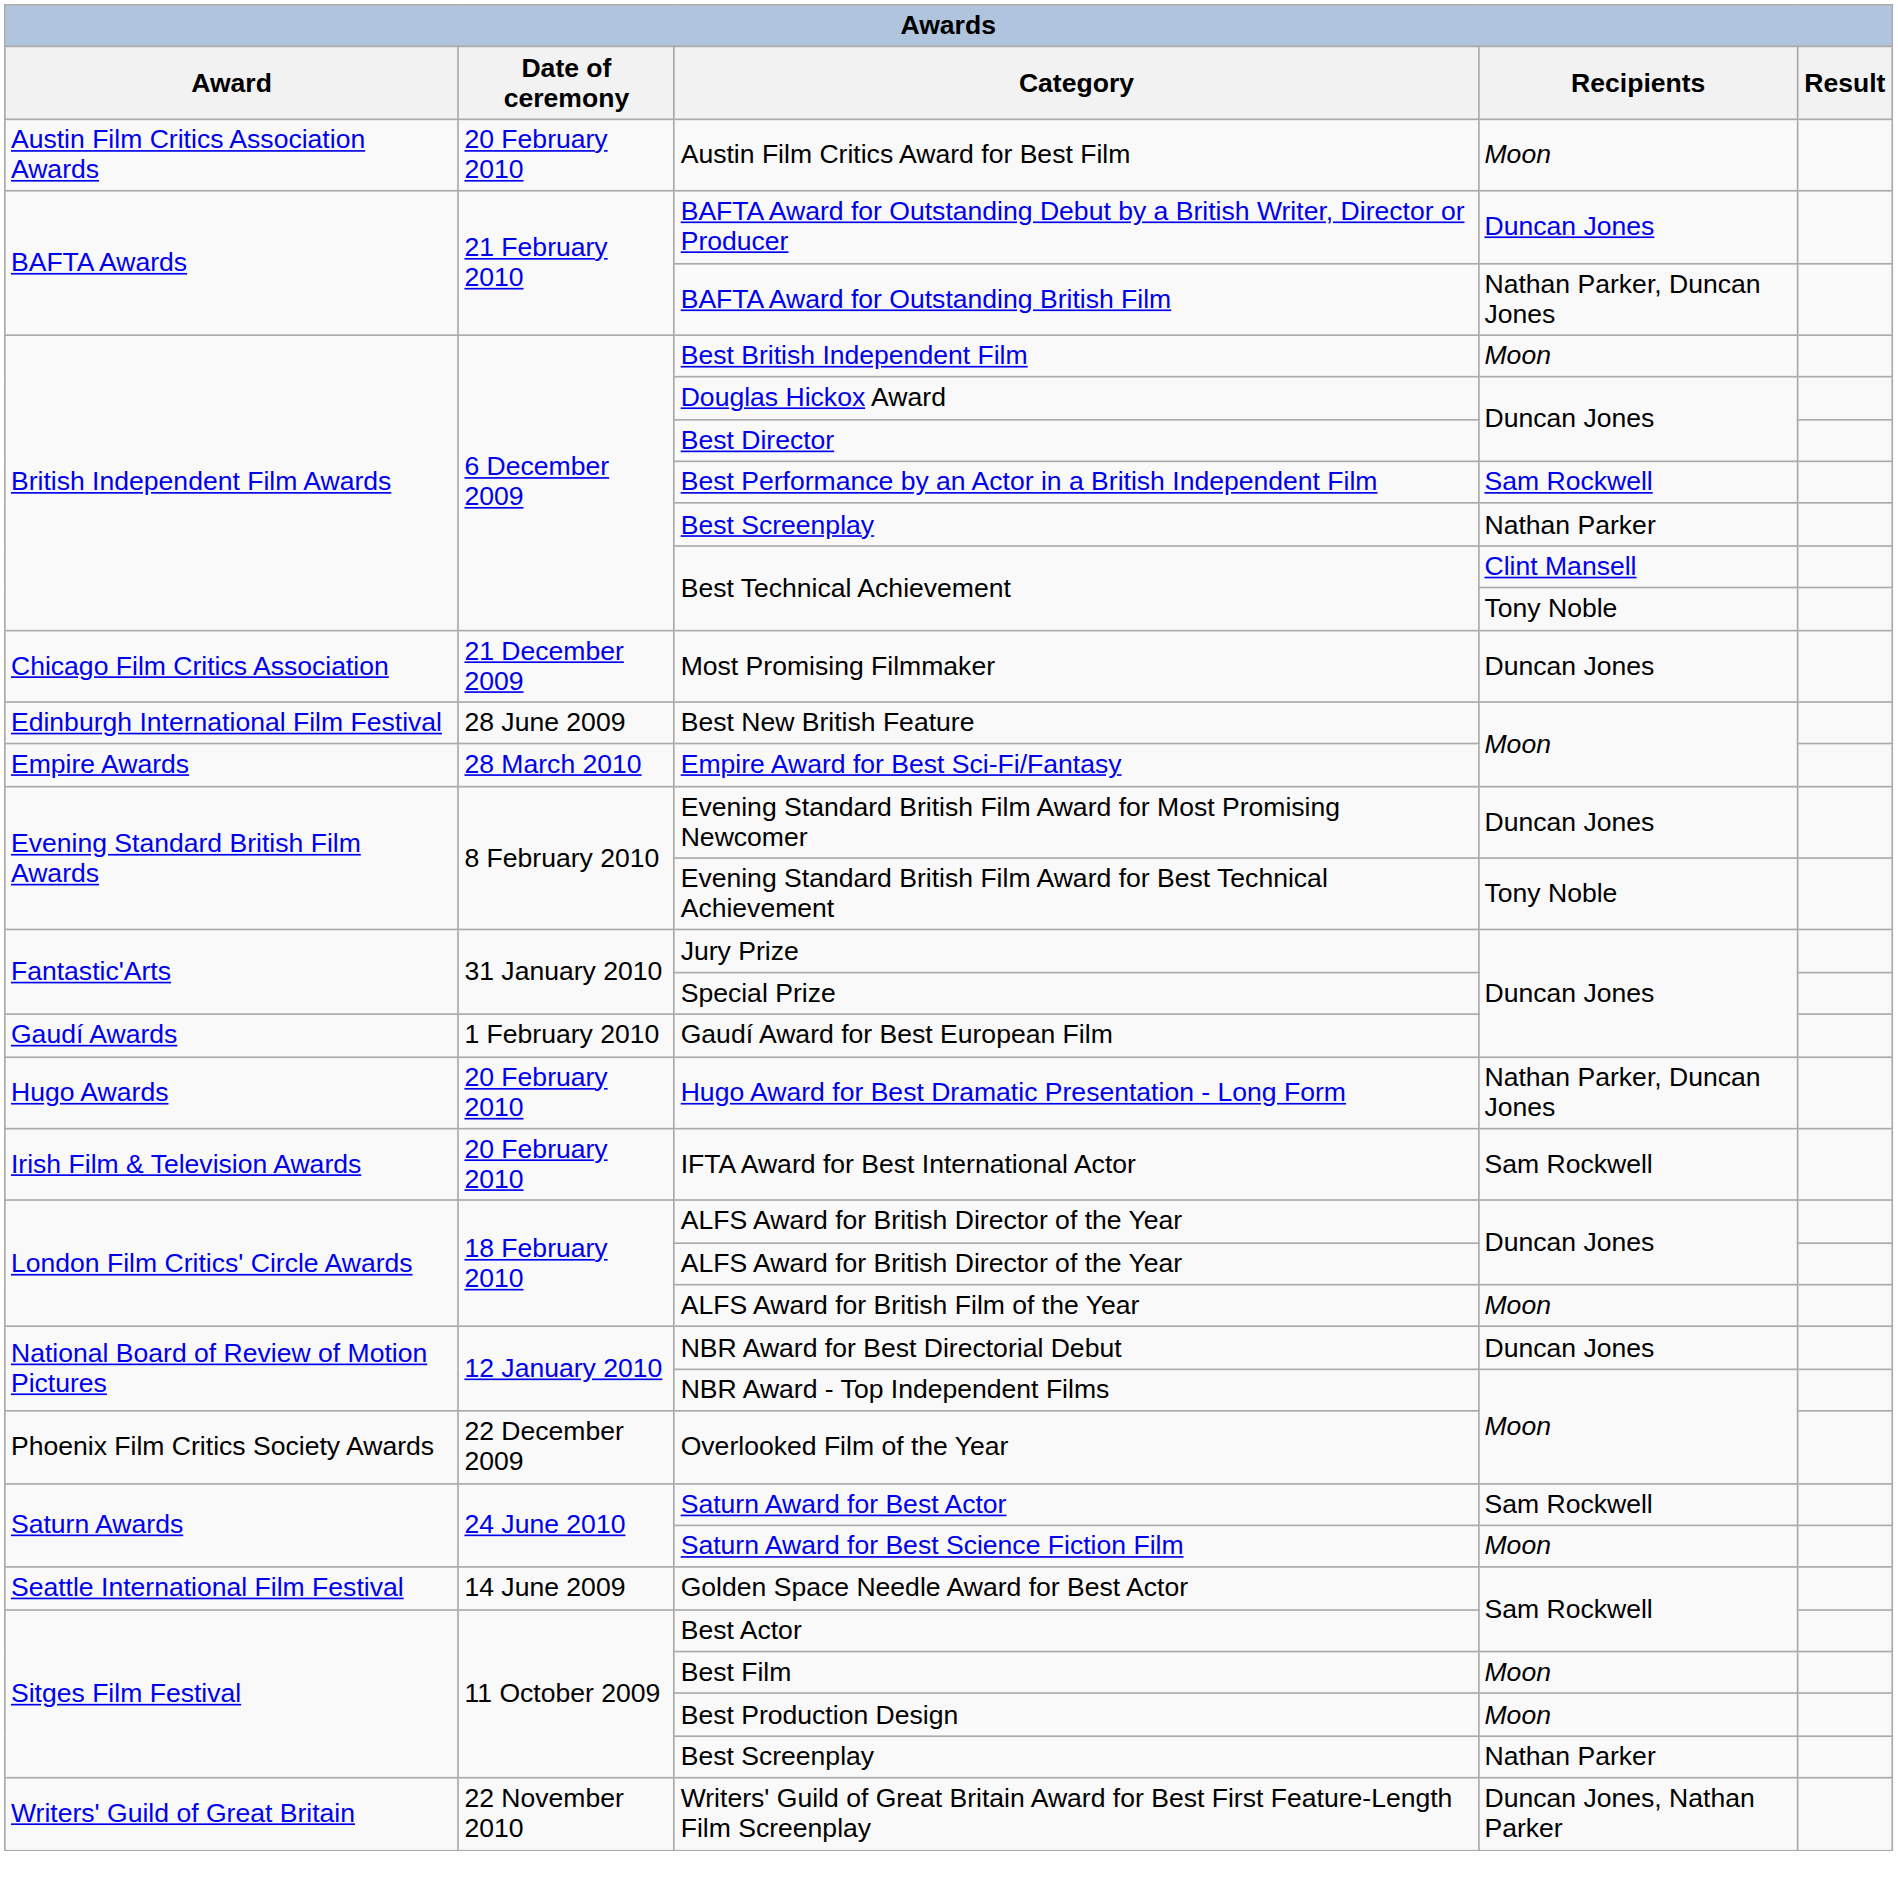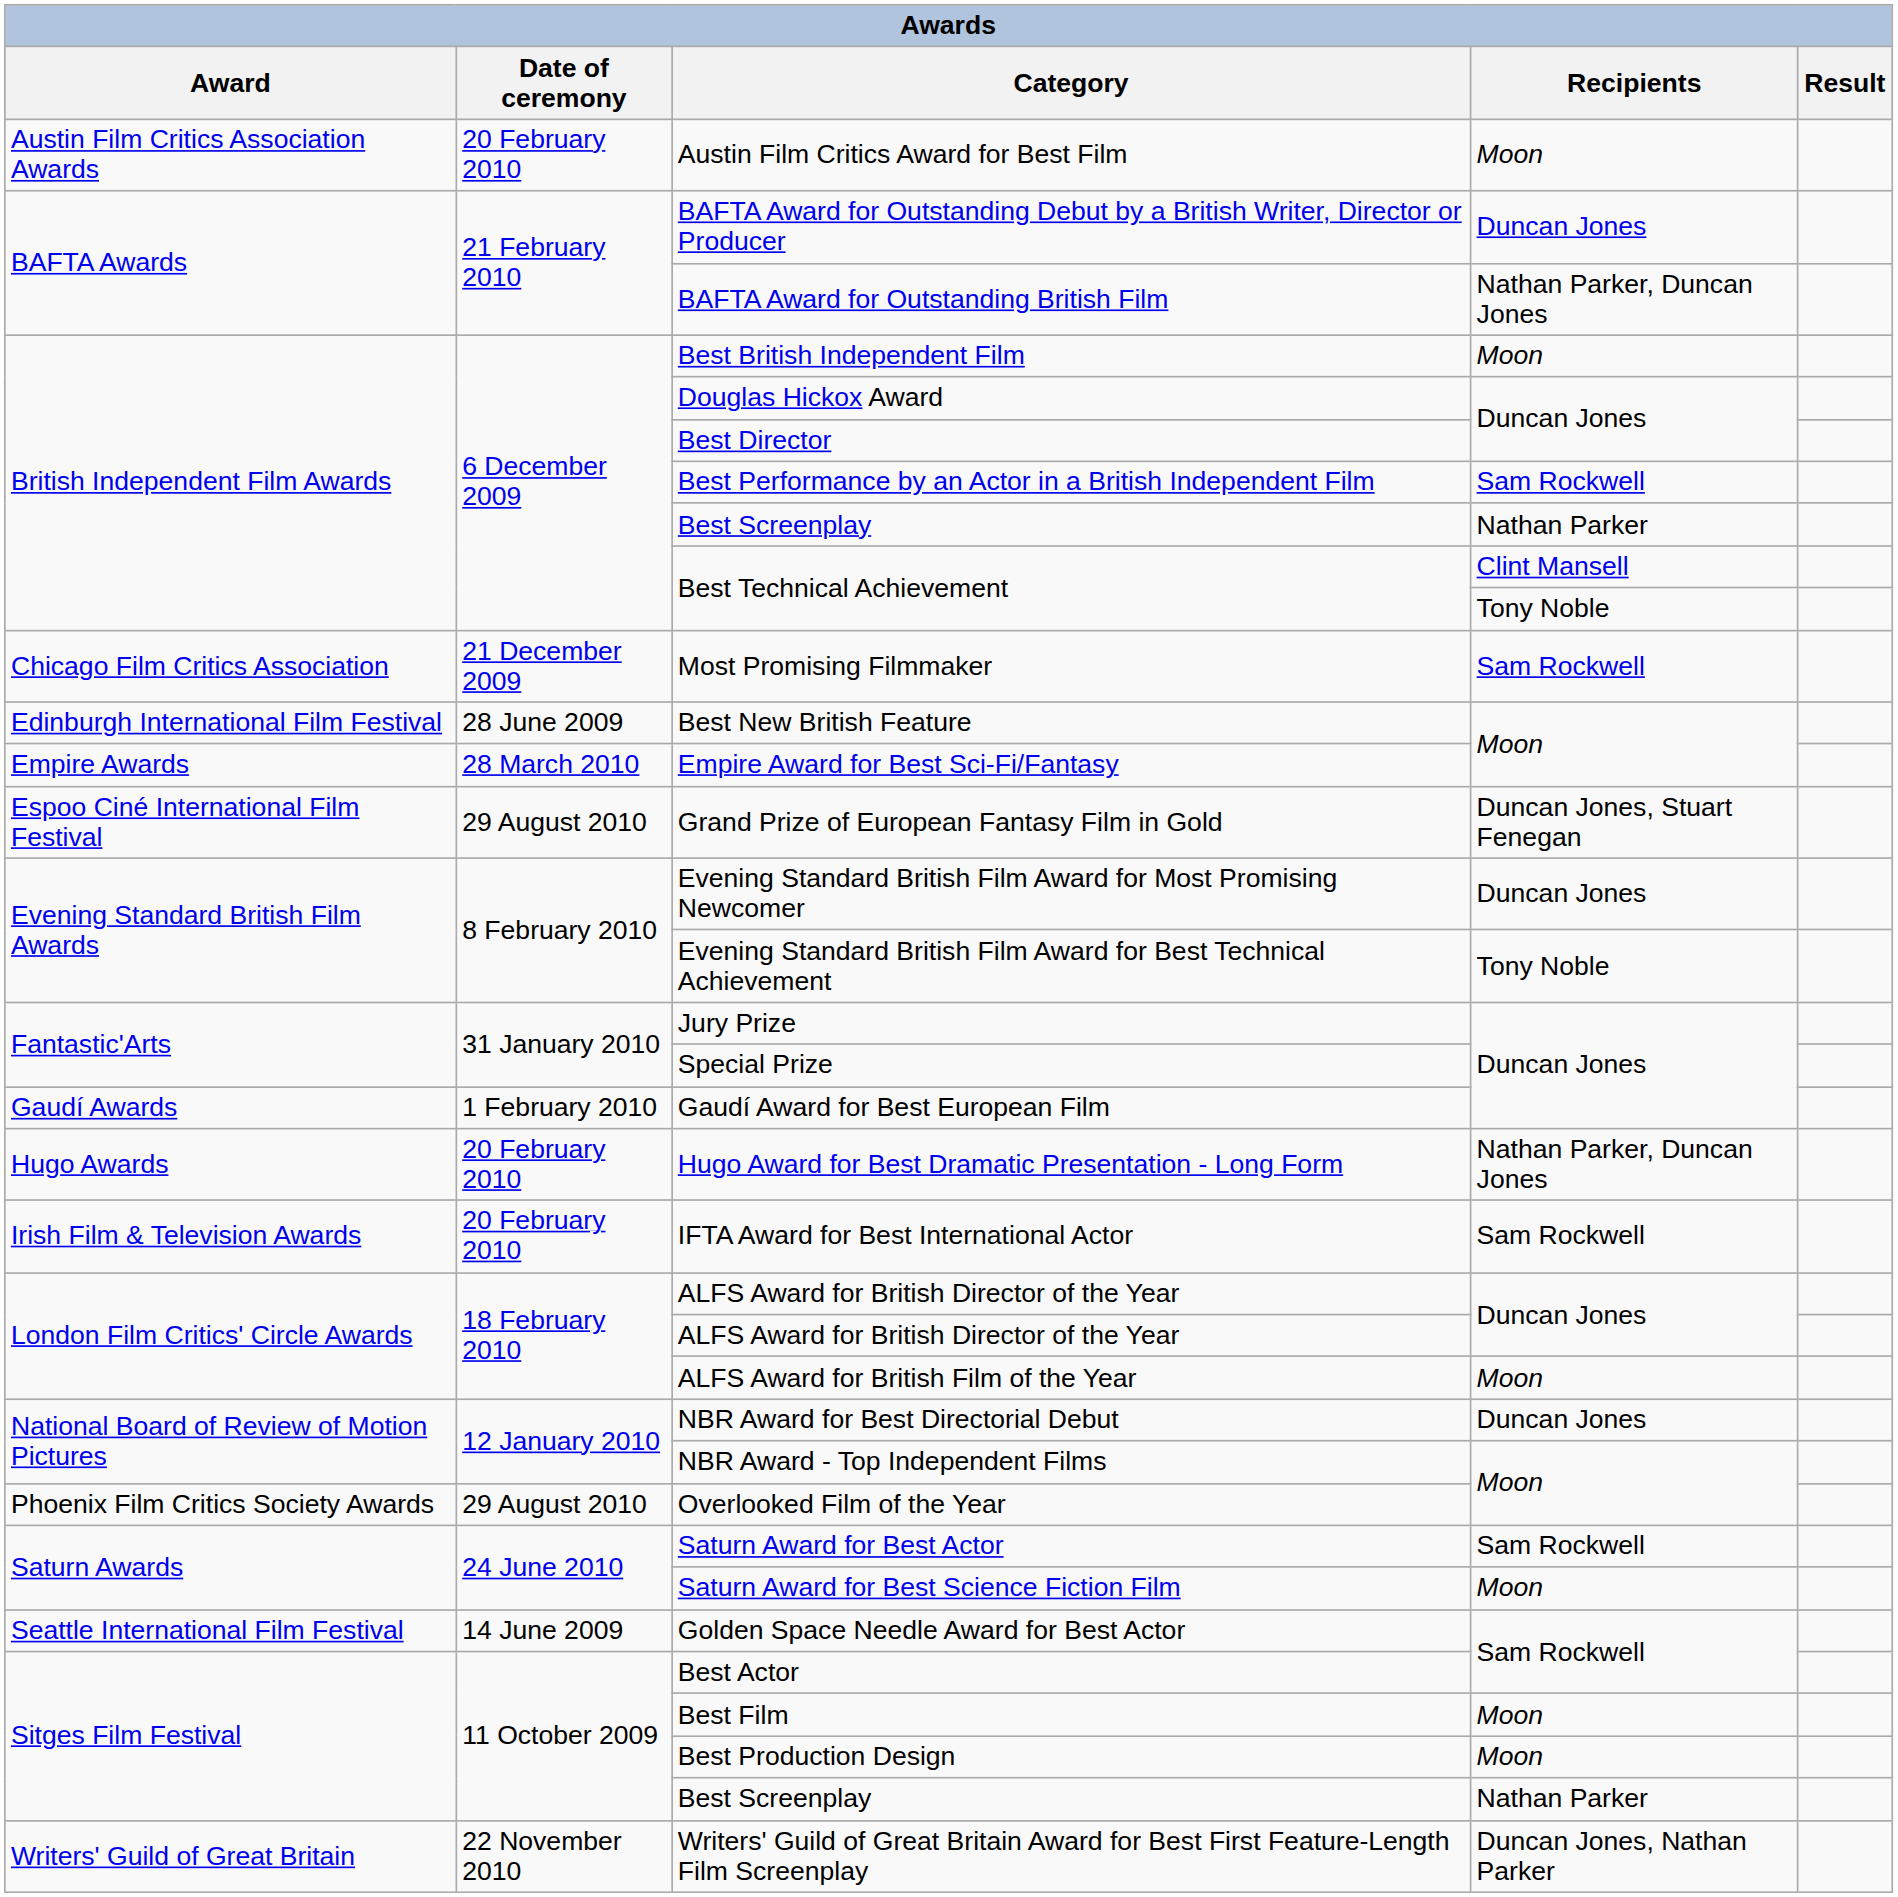(1569, 665) Duncan Jones -> (1561, 665) Sam Rockwell
+ row: (185, 821)
(544, 1446) 22 December 2009 -> (555, 1503) 29 August 2010
